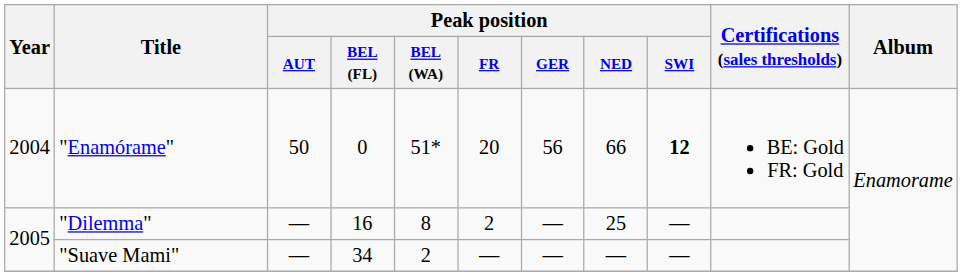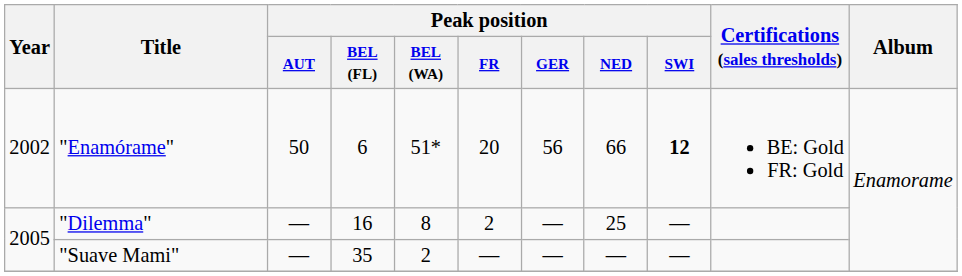(30, 147) 2004 -> (30, 147) 2002
(362, 147) 0 -> (362, 147) 6
(362, 255) 34 -> (362, 255) 35
